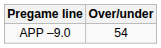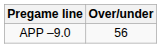(121, 33) 54 -> (121, 33) 56
